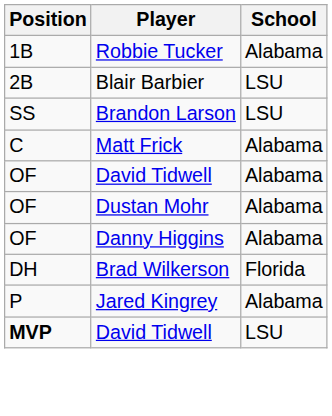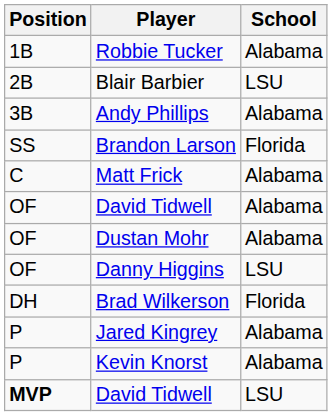+ row: (21, 113)
(264, 113) LSU -> (275, 144) Florida
(284, 238) Alabama -> (264, 269) LSU
+ row: (16, 363)
